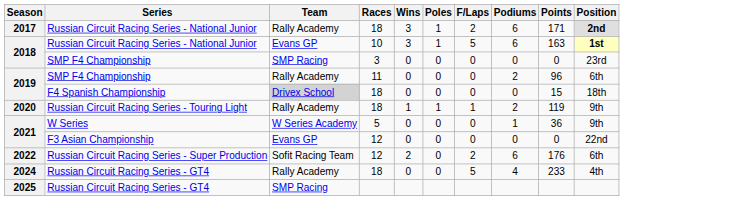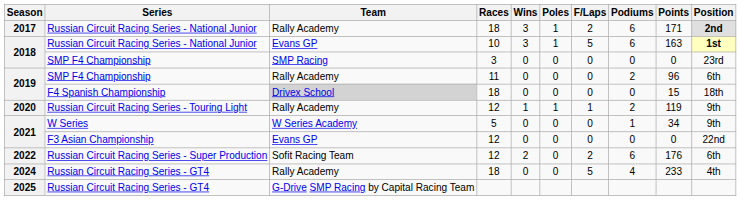(377, 108) 18 -> (494, 108) 12
(556, 124) 36 -> (674, 124) 34
(300, 188) SMP Racing -> (373, 188) G-Drive SMP Racing by Capital Racing Team
